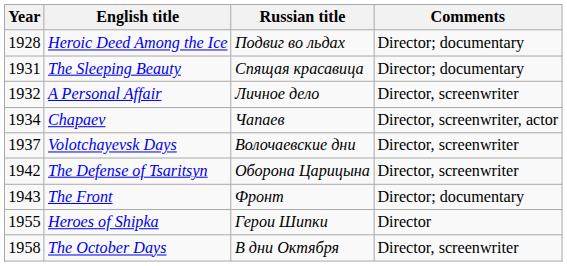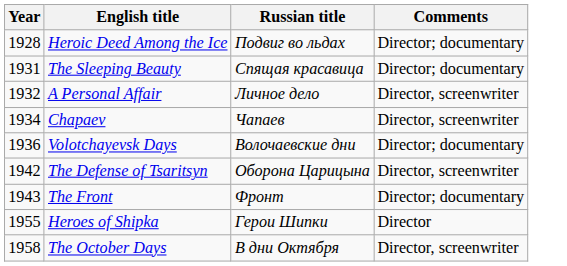(468, 119) Director, screenwriter, actor -> (448, 119) Director, screenwriter
(24, 145) 1937 -> (24, 145) 1936
(448, 145) Director, screenwriter -> (451, 145) Director; documentary
